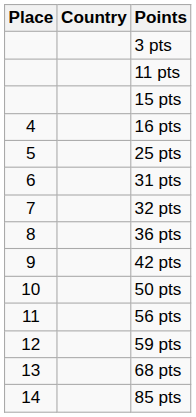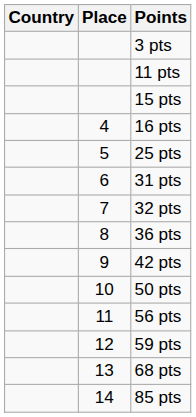columns swapped: (31, 18) <-> (94, 18)
